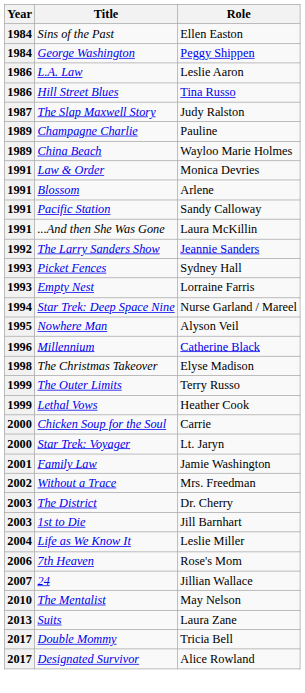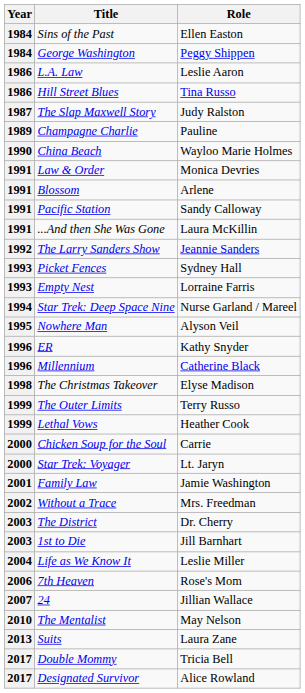(20, 151) 1989 -> (20, 151) 1990
+ row: (45, 346)
